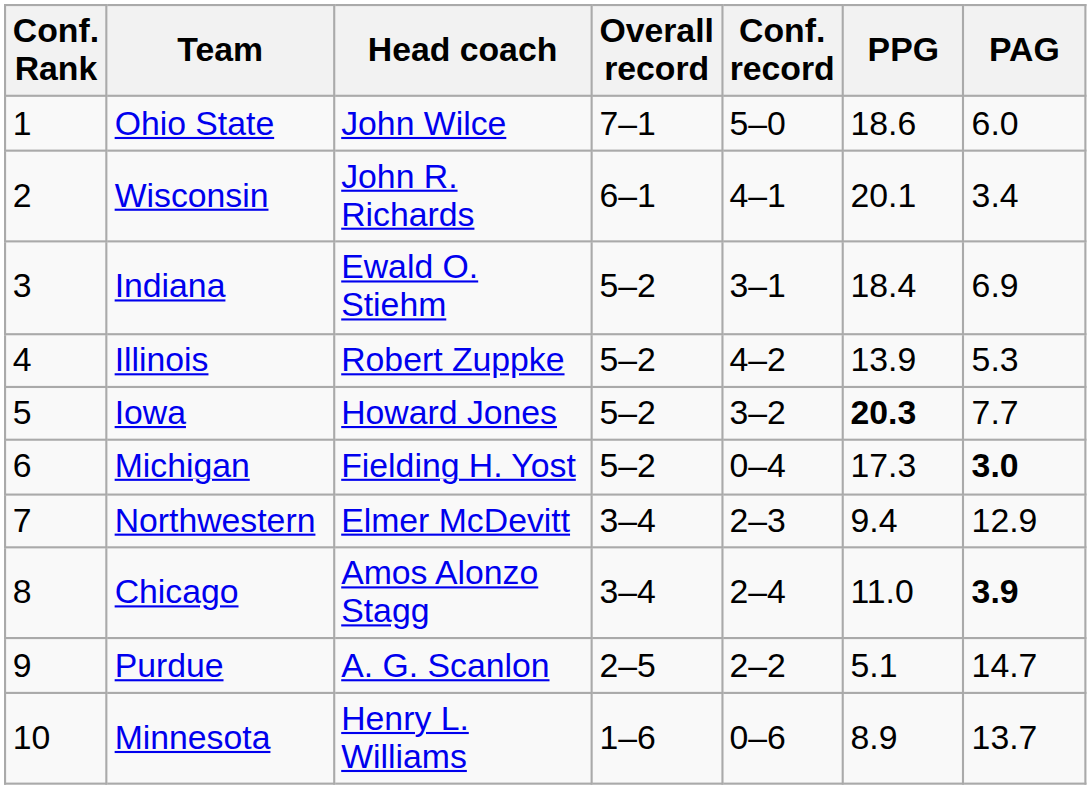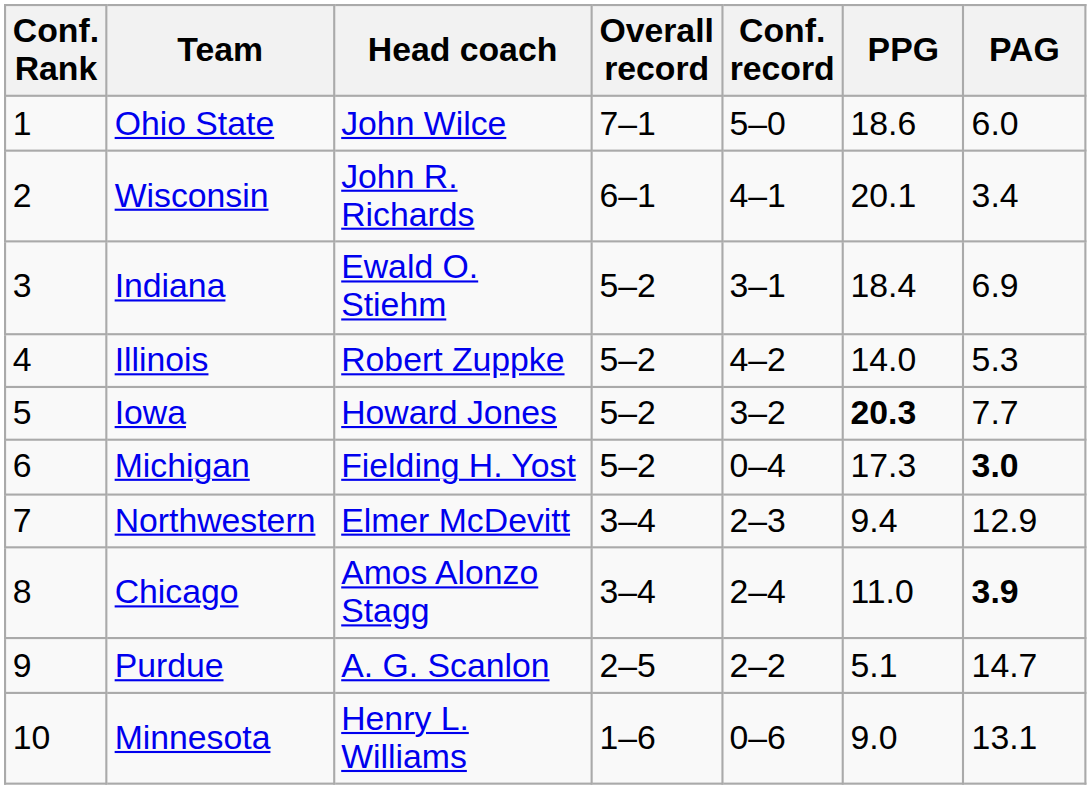(883, 359) 13.9 -> (883, 359) 14.0
(874, 737) 8.9 -> (874, 737) 9.0
(1004, 737) 13.7 -> (1004, 737) 13.1
